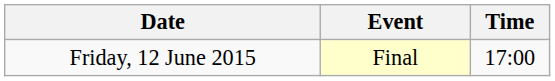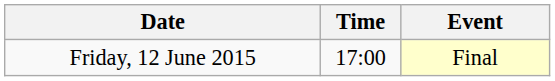columns swapped: (510, 22) <-> (395, 22)
